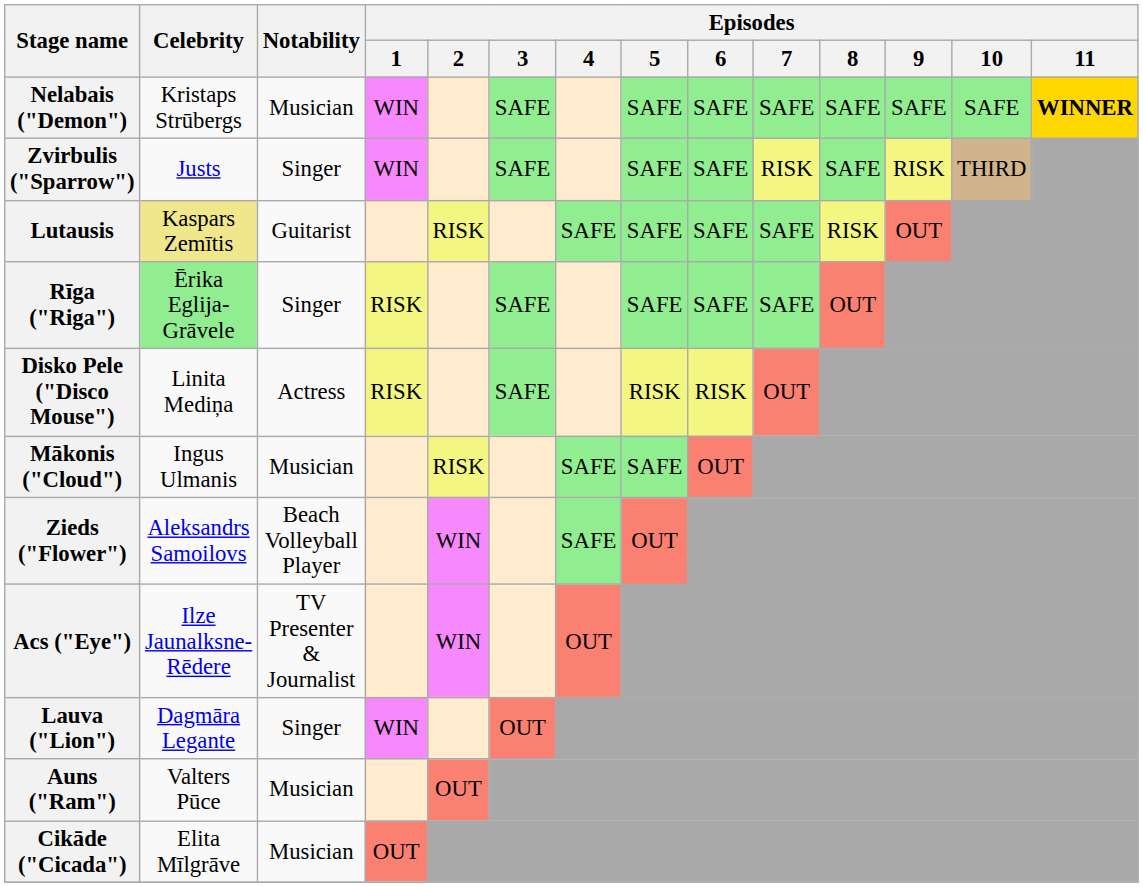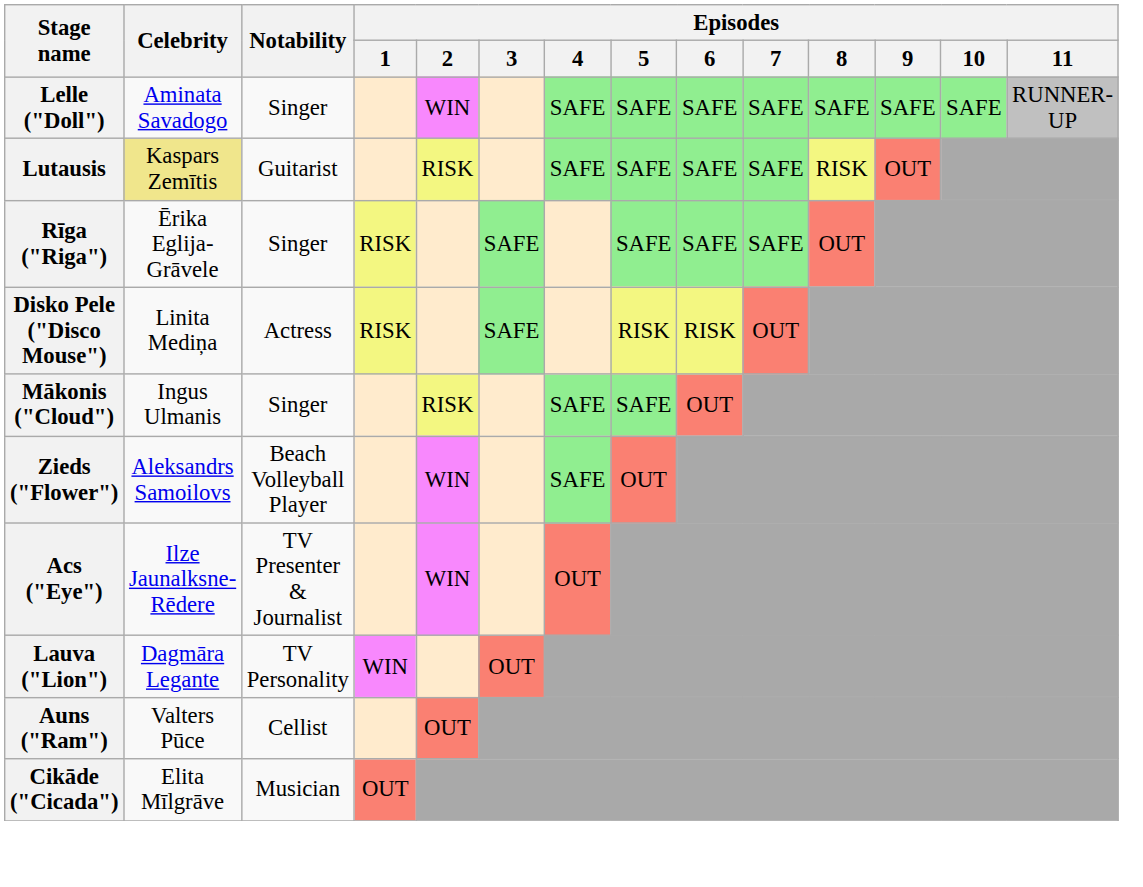- row: (72, 107)
+ row: (64, 107)
- row: (72, 168)
(199, 304) lightgreen background -> (183, 243) no background
(311, 466) Musician -> (298, 404) Singer
(311, 727) Singer -> (298, 666) TV Personality
(311, 789) Musician -> (298, 727) Cellist
